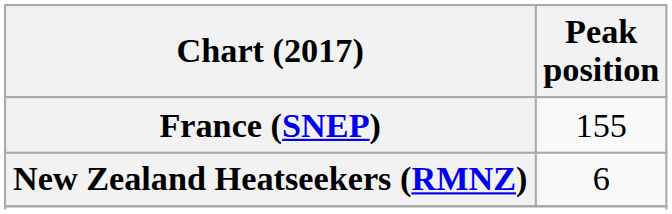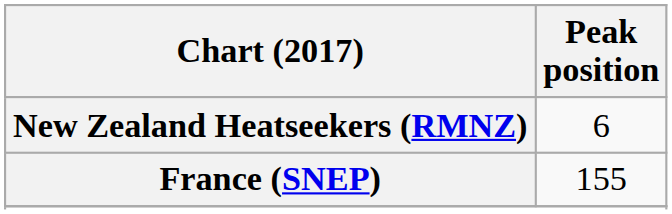rows swapped: (270, 124) <-> (270, 178)
